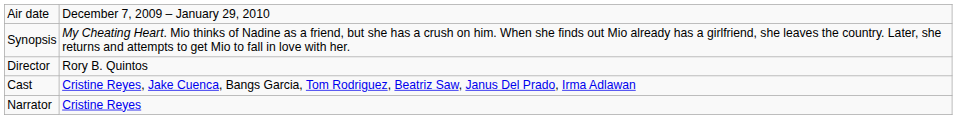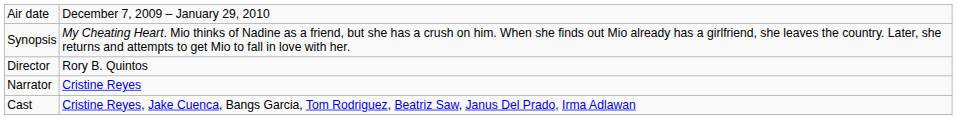rows swapped: (20, 85) <-> (29, 104)
